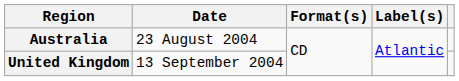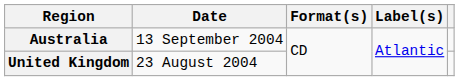(197, 40) 23 August 2004 -> (210, 40) 13 September 2004
(210, 63) 13 September 2004 -> (197, 63) 23 August 2004
